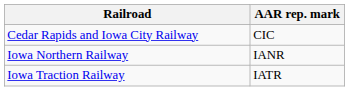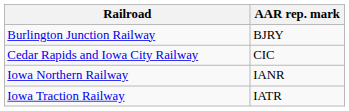+ row: (81, 34)
